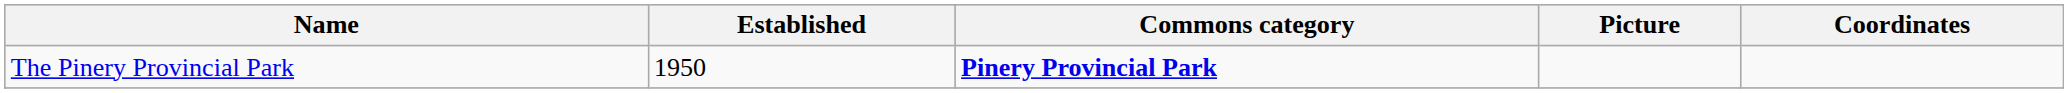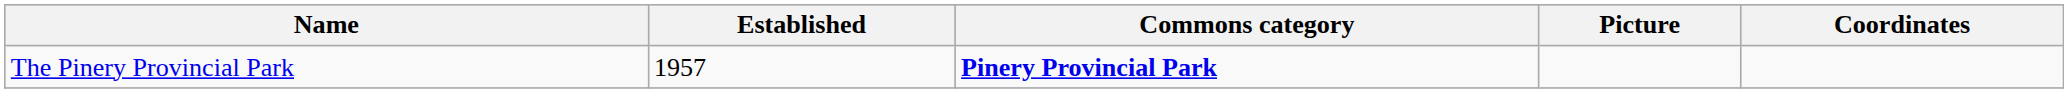(680, 66) 1950 -> (680, 66) 1957
